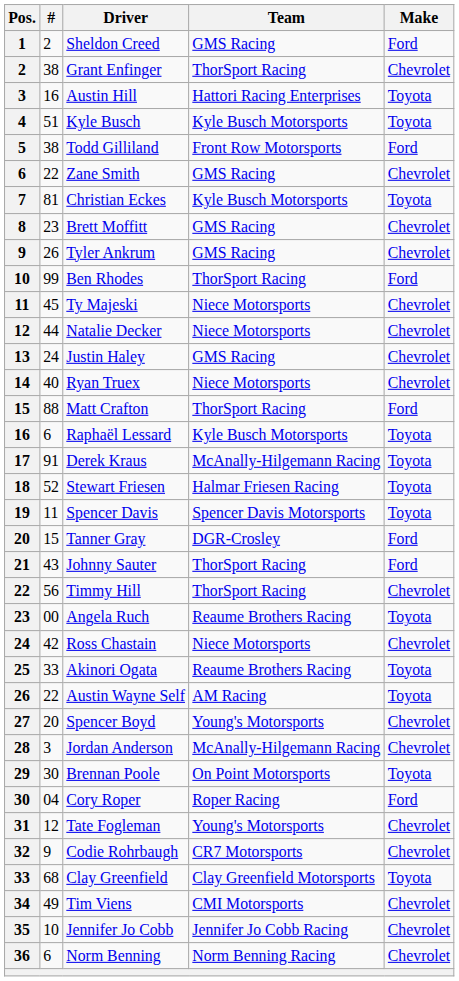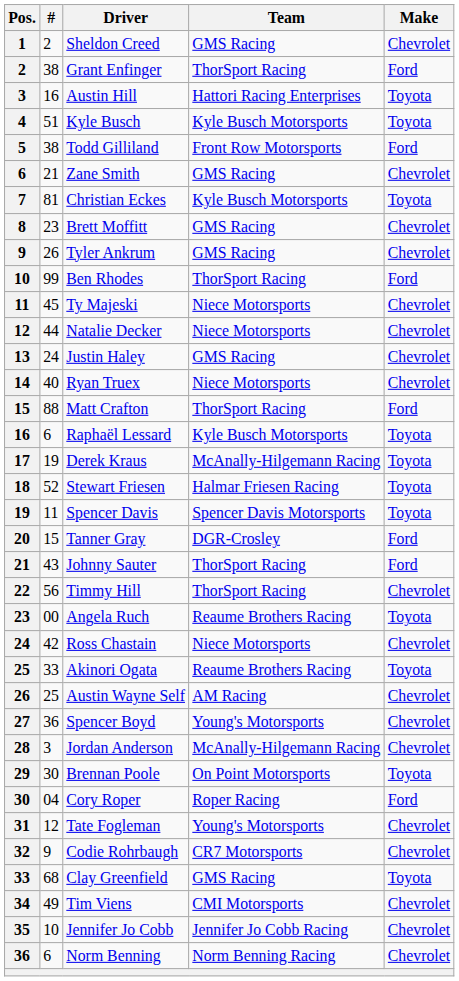(403, 43) Ford -> (419, 43) Chevrolet
(419, 69) Chevrolet -> (403, 69) Ford
(51, 174) 22 -> (51, 174) 21
(51, 460) 91 -> (51, 460) 19
(51, 695) 22 -> (51, 695) 25
(410, 695) Toyota -> (419, 695) Chevrolet
(51, 721) 20 -> (51, 721) 36
(284, 877) Clay Greenfield Motorsports -> (234, 877) GMS Racing
